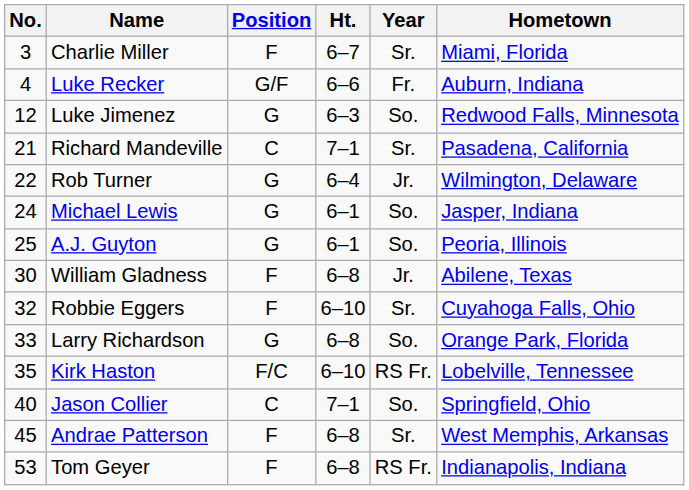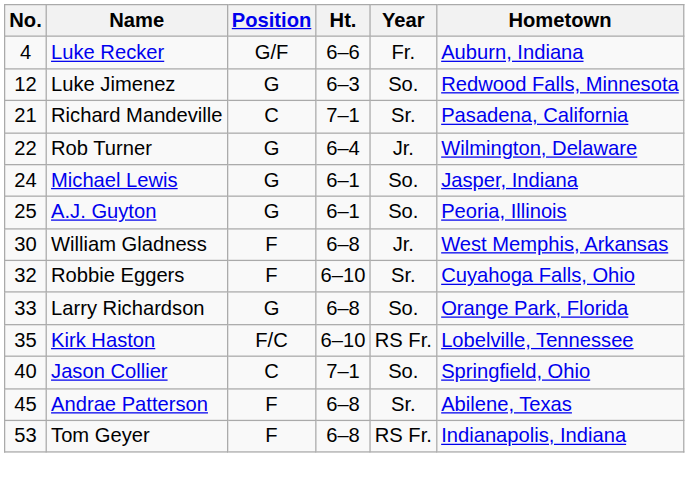- row: (110, 52)
(507, 276) Abilene, Texas -> (555, 244) West Memphis, Arkansas
(555, 436) West Memphis, Arkansas -> (507, 404) Abilene, Texas
